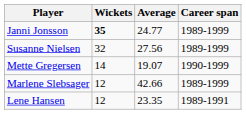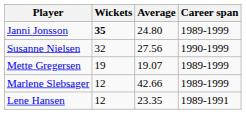(150, 30) 24.77 -> (150, 30) 24.80
(205, 48) 1989-1999 -> (205, 48) 1990-1999
(100, 65) 14 -> (100, 65) 19
(205, 65) 1990-1999 -> (205, 65) 1989-1999
